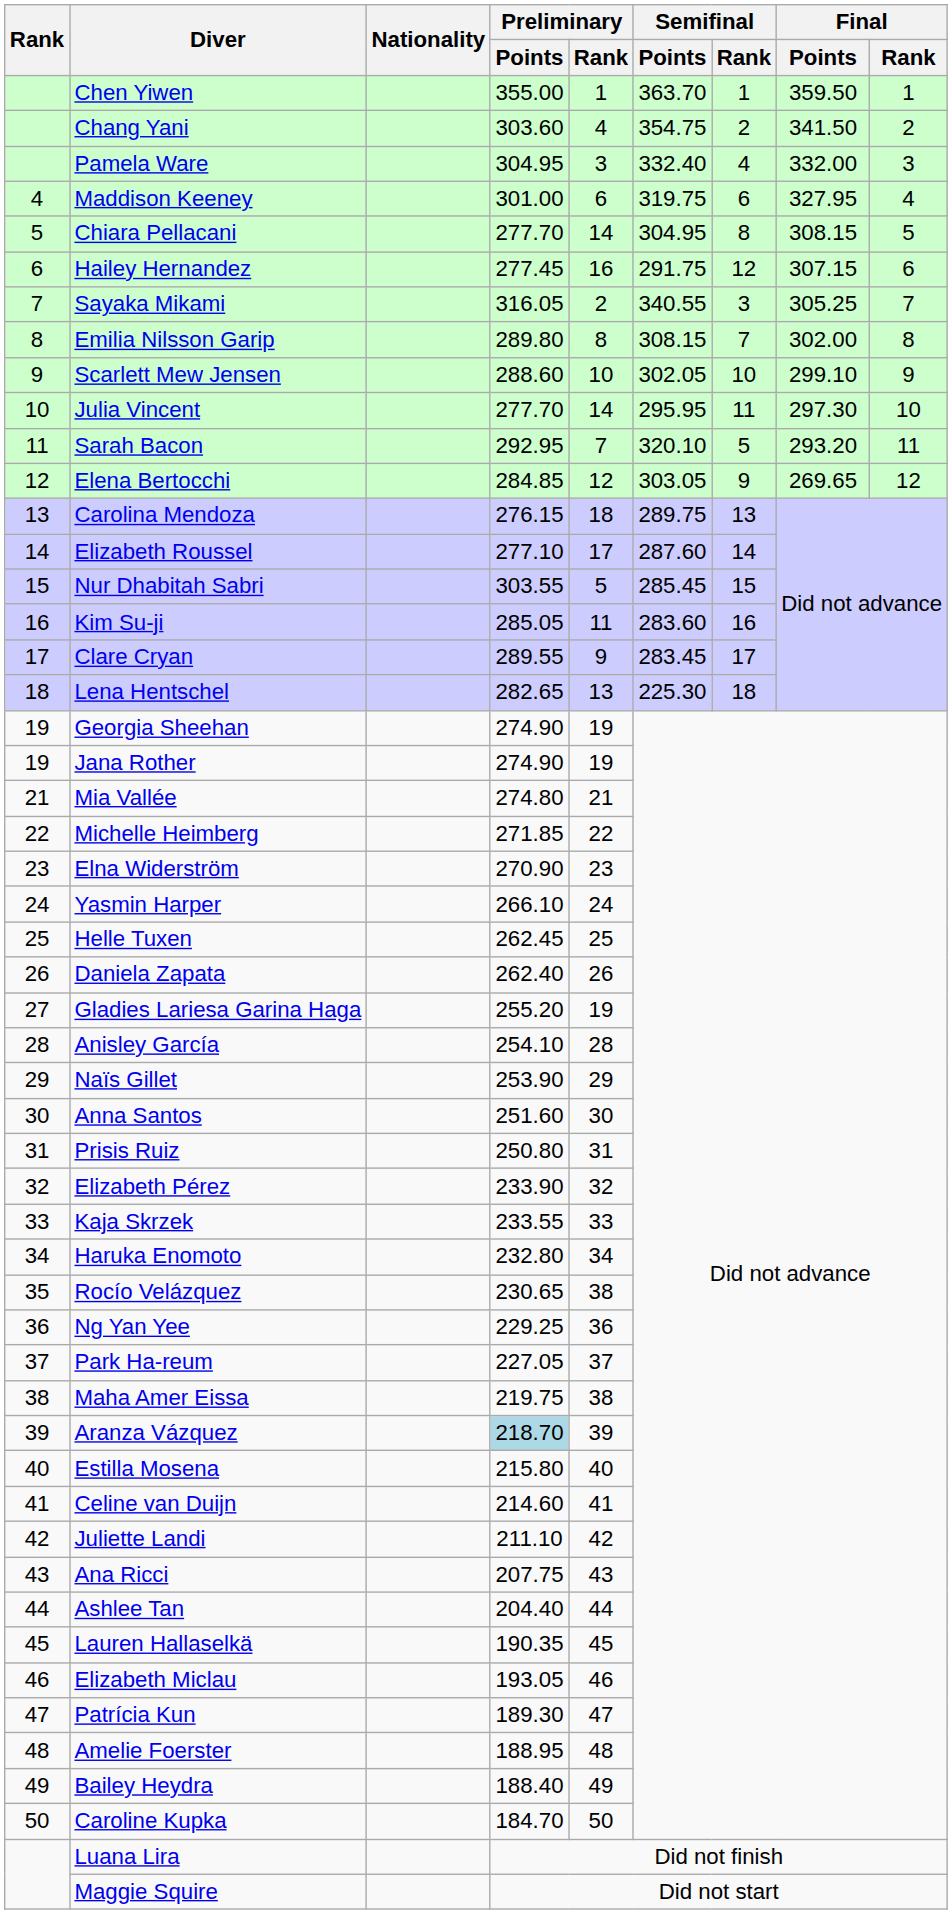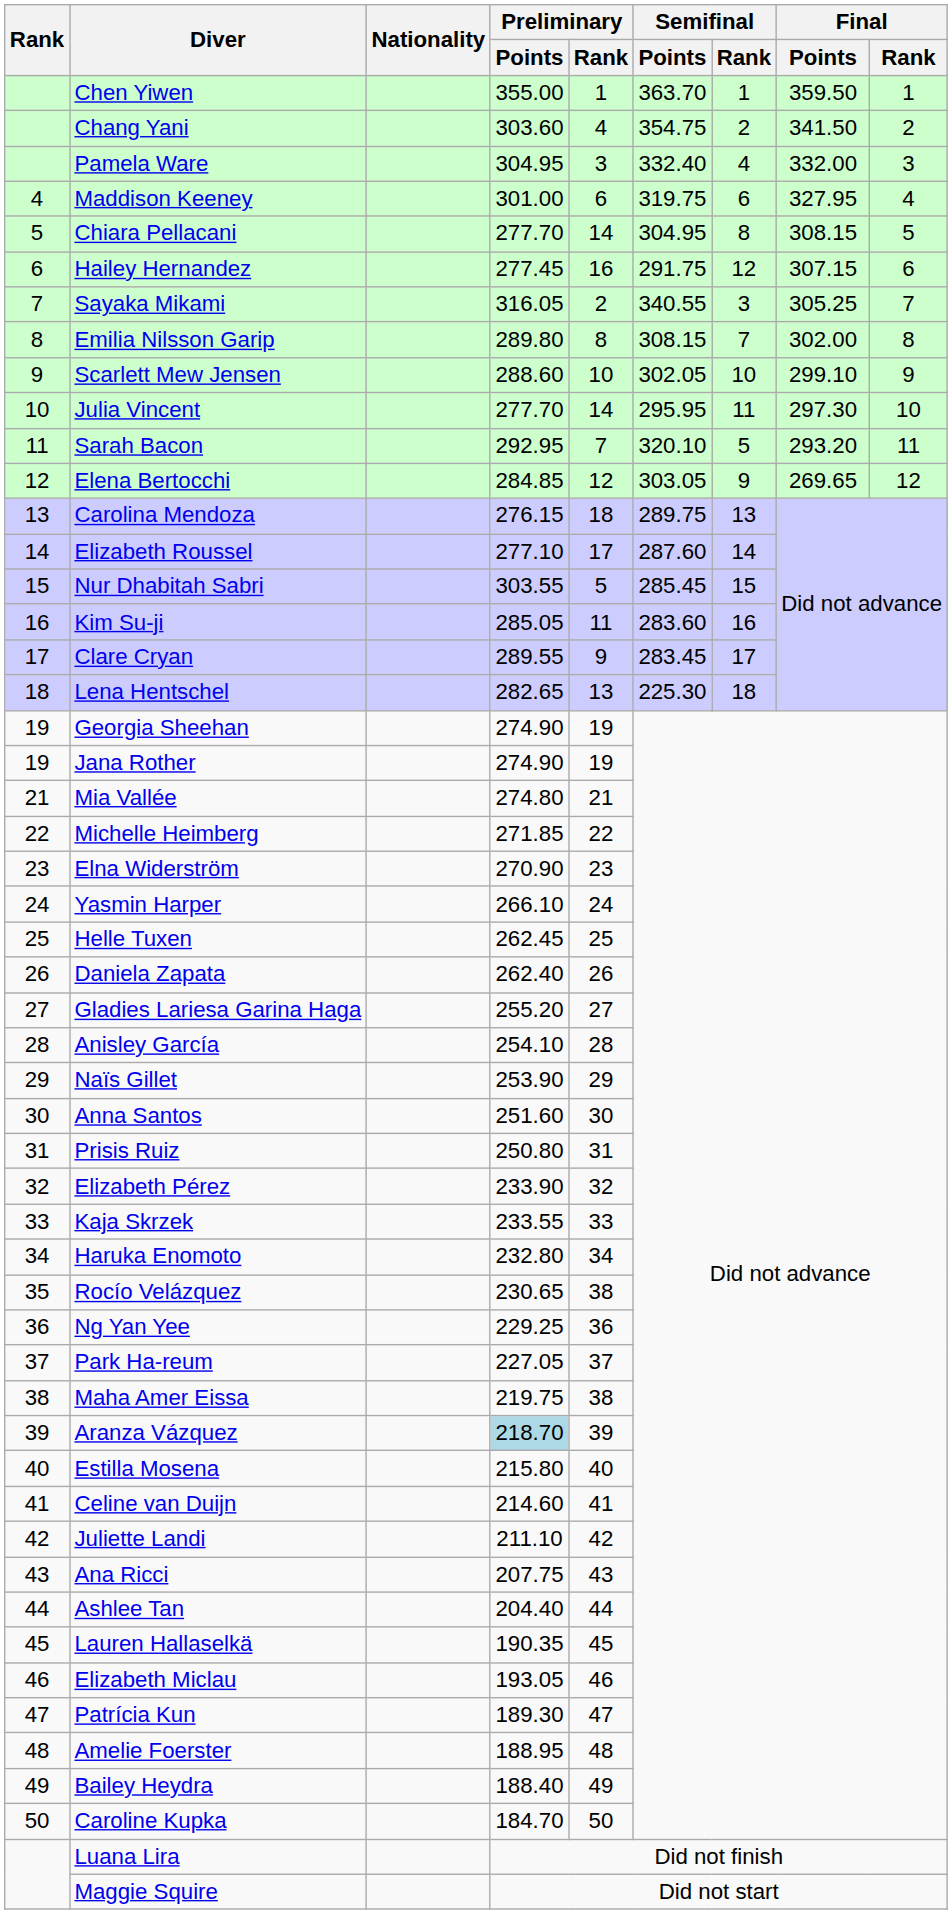(601, 1009) 19 -> (601, 1009) 27
